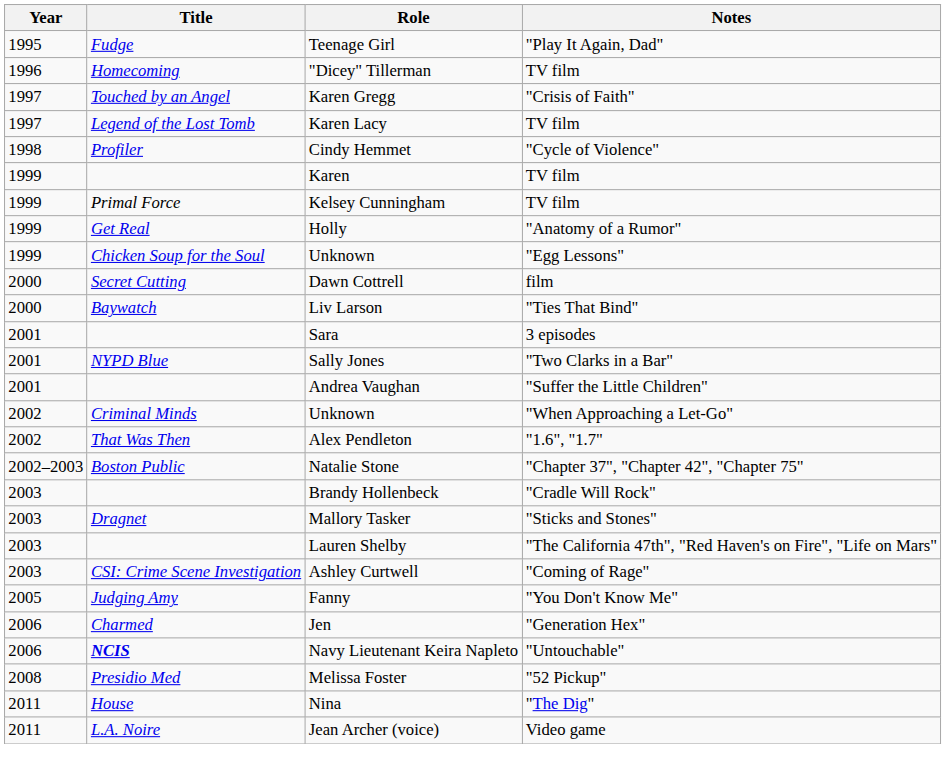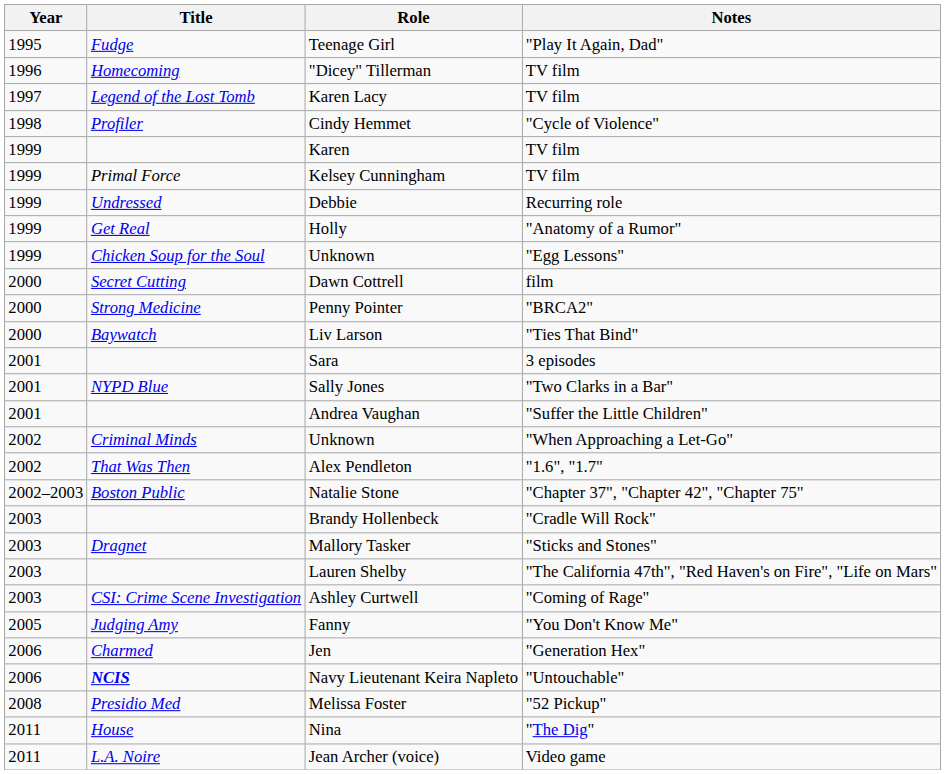- row: (352, 96)
+ row: (333, 202)
+ row: (356, 307)
